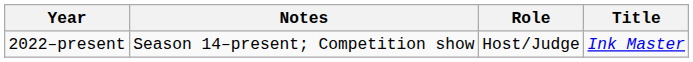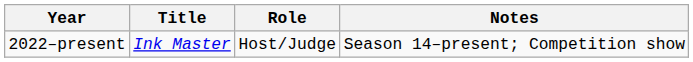columns swapped: (636, 18) <-> (304, 18)
